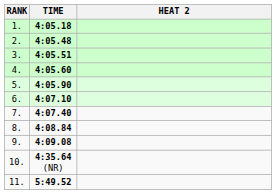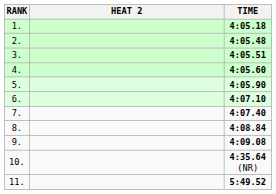columns swapped: (174, 11) <-> (53, 11)
